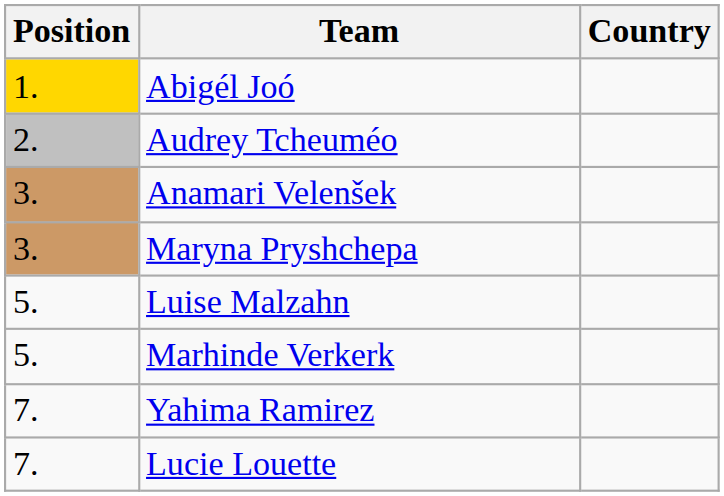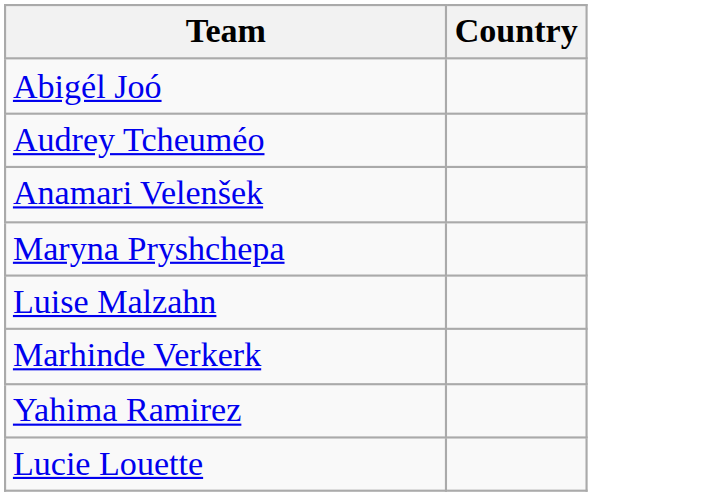- column: (72, 31)
